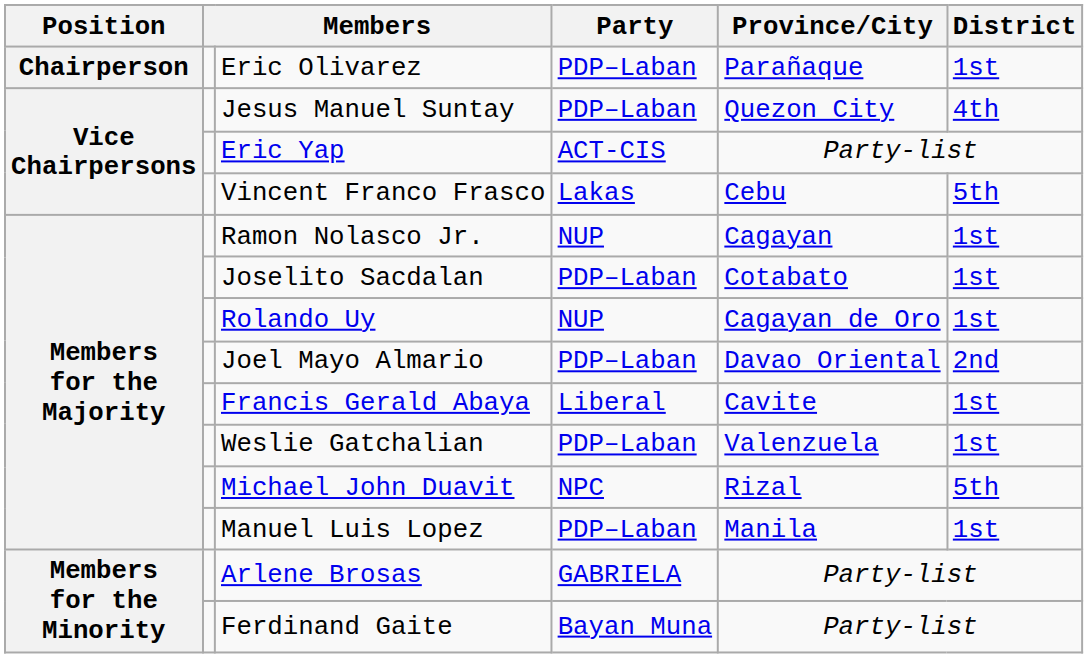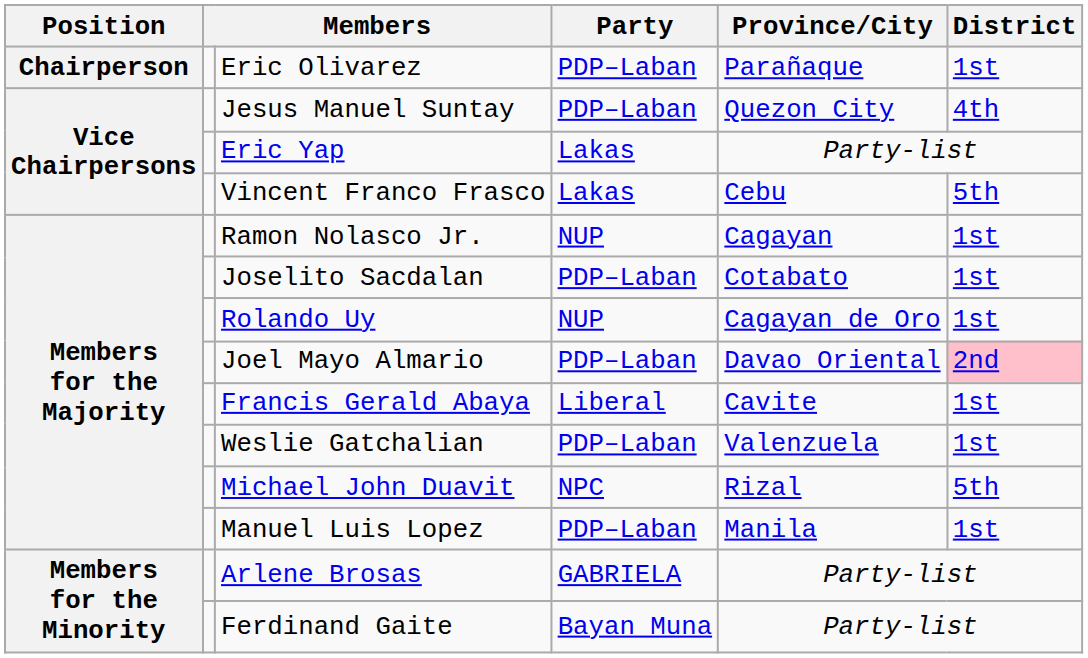(612, 152) ACT-CIS -> (596, 152) Lakas
(976, 362) no background -> (976, 362) pink background
